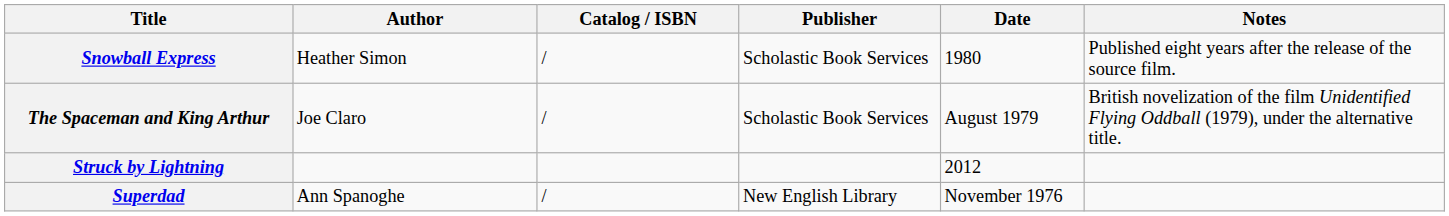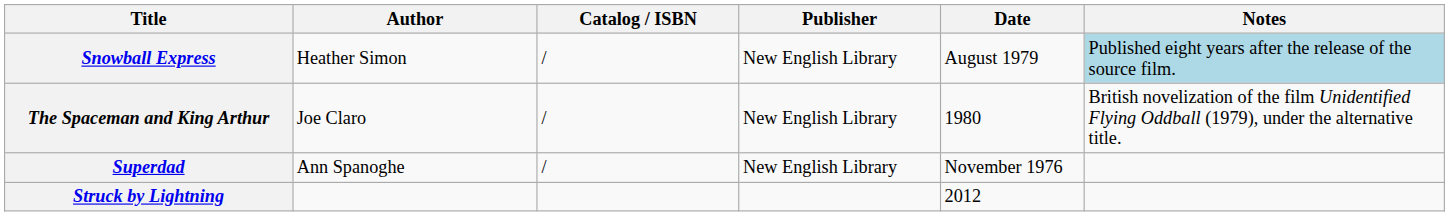(836, 58) Scholastic Book Services -> (820, 58) New English Library
(963, 58) 1980 -> (991, 58) August 1979
(1250, 58) no background -> (1250, 58) lightblue background
(836, 117) Scholastic Book Services -> (820, 117) New English Library
(991, 117) August 1979 -> (963, 117) 1980
rows swapped: (149, 167) <-> (149, 196)
